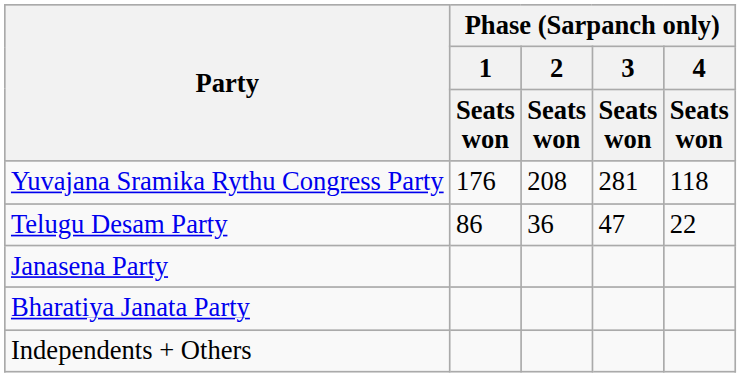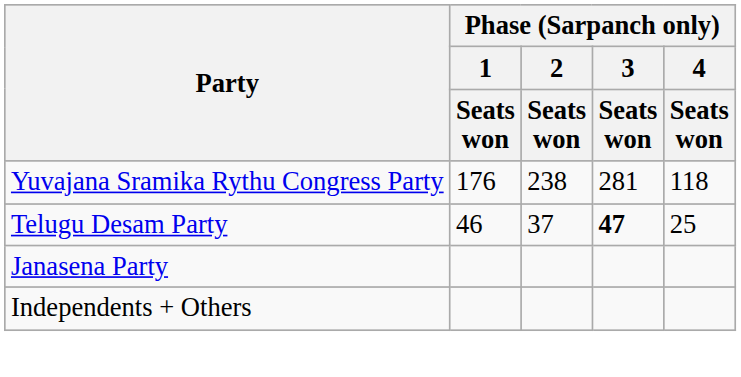(547, 181) 208 -> (547, 181) 238
(469, 223) 86 -> (469, 223) 46
(540, 223) 36 -> (540, 223) 37
(612, 223) normal -> (612, 223) bold
(683, 223) 22 -> (683, 223) 25
- row: (130, 308)
